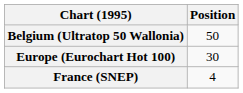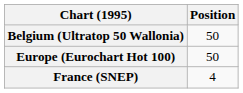(213, 56) 30 -> (213, 56) 50
